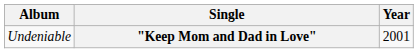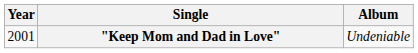columns swapped: (396, 15) <-> (39, 15)
